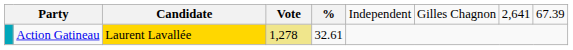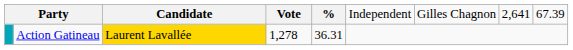(283, 34) khaki background -> (283, 34) no background
(329, 34) 32.61 -> (329, 34) 36.31
